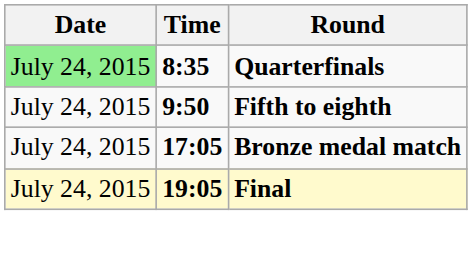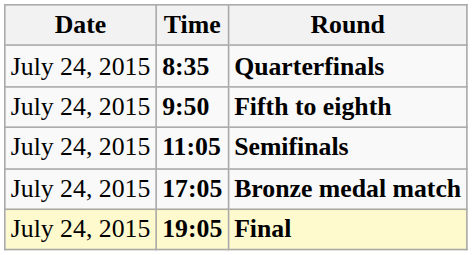(81, 65) lightgreen background -> (81, 65) no background
+ row: (291, 147)
